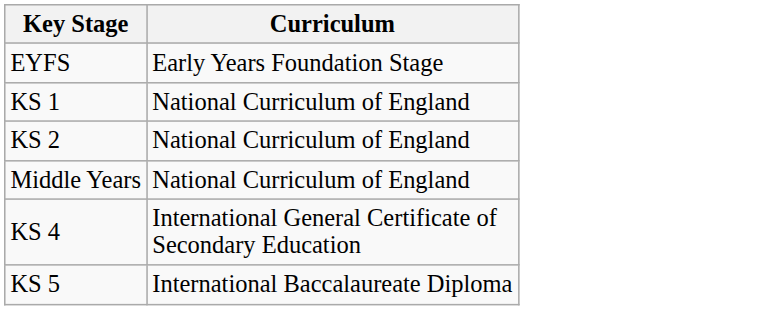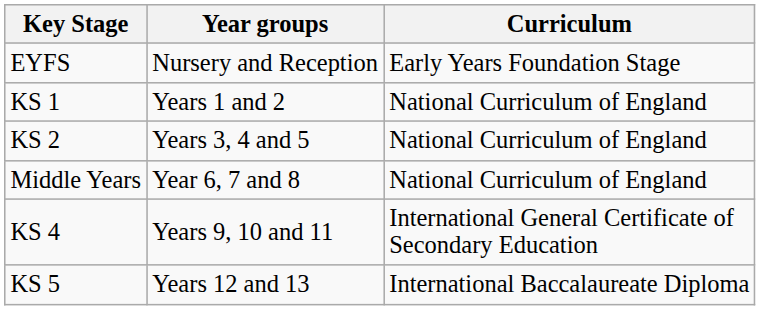+ column: (265, 23)
